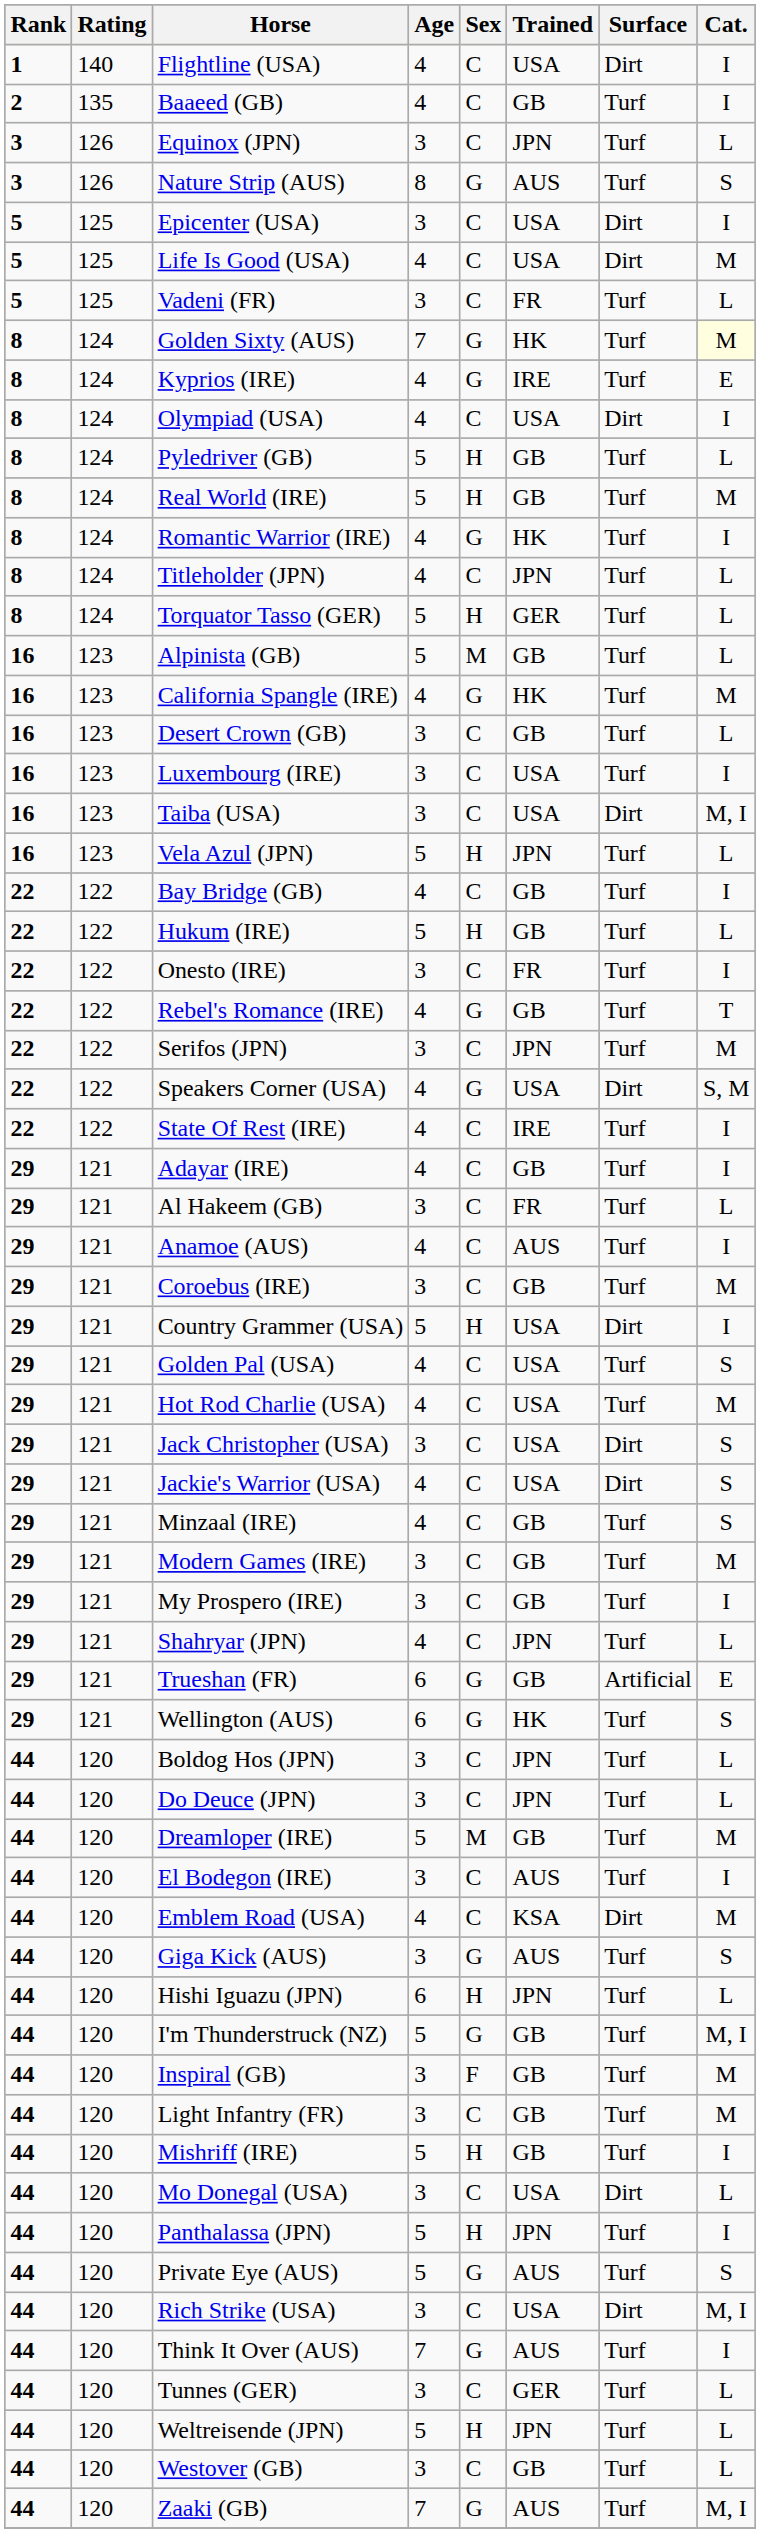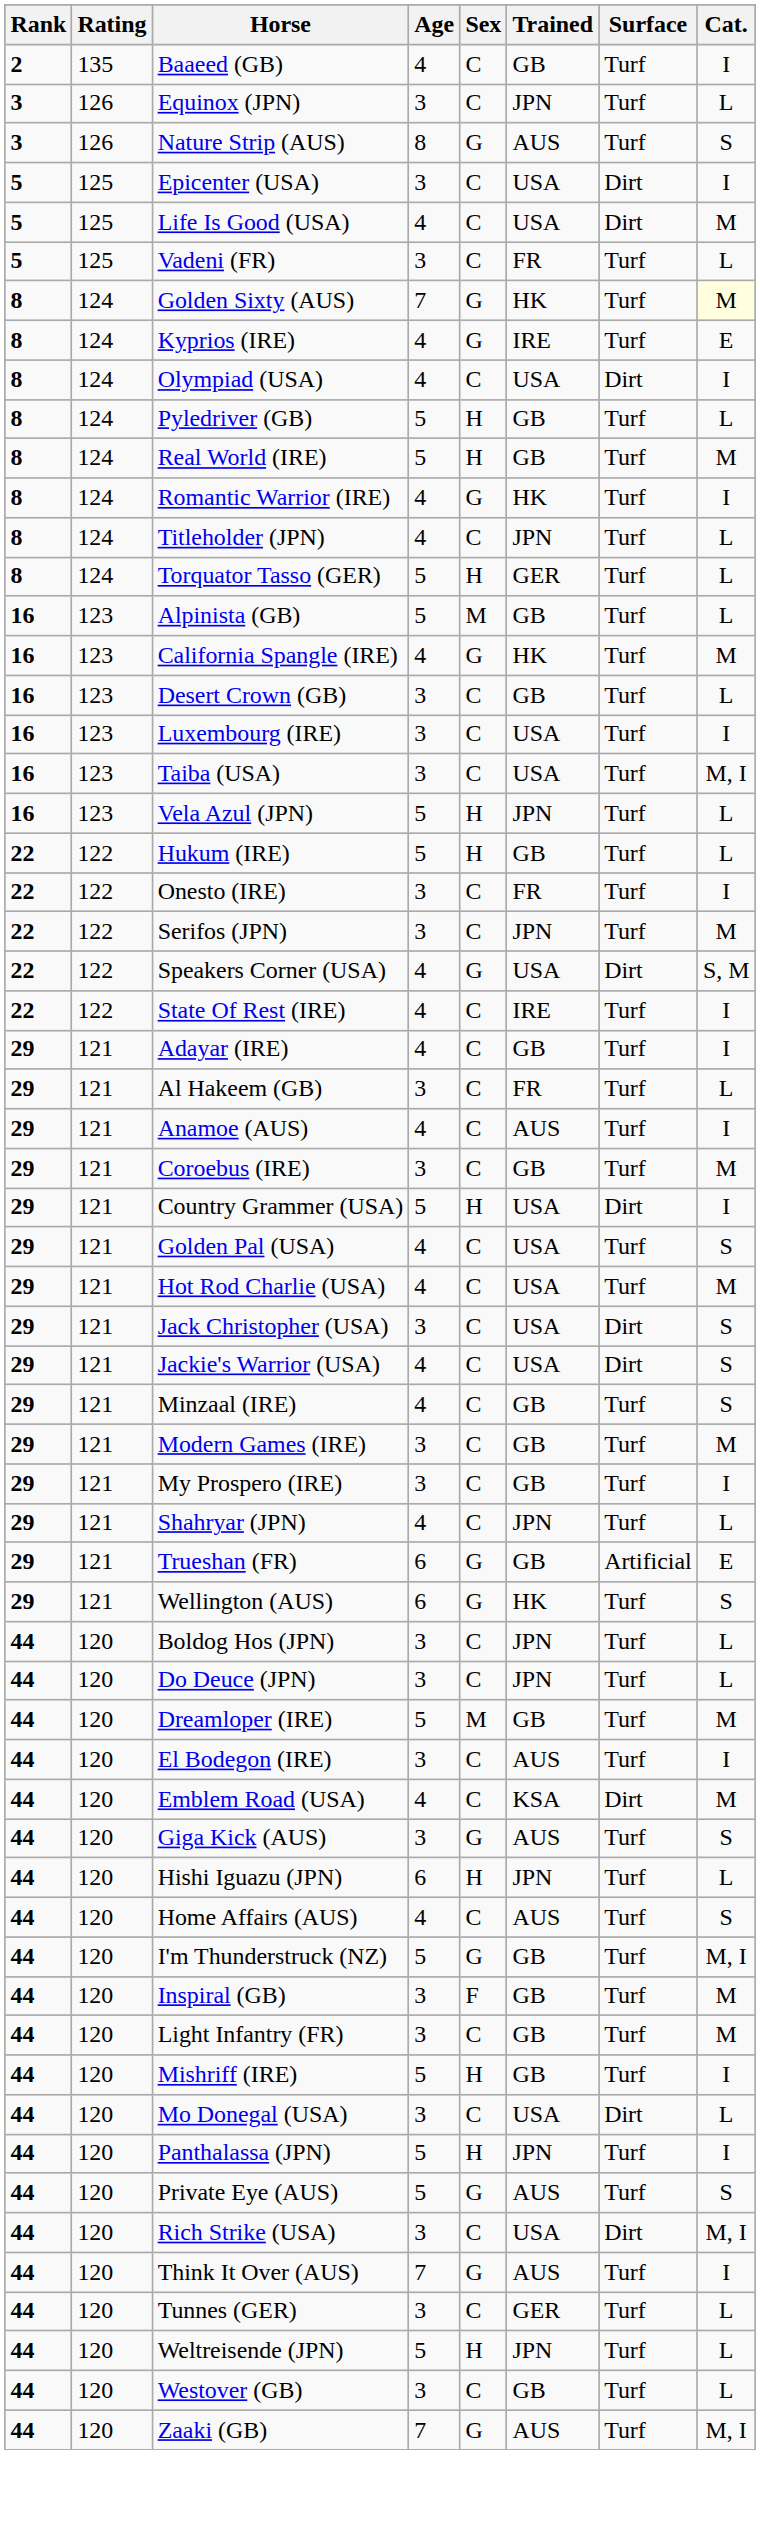- row: (239, 64)
(623, 813) Dirt -> (625, 773) Turf
- row: (240, 891)
- row: (271, 1010)
+ row: (258, 1917)
